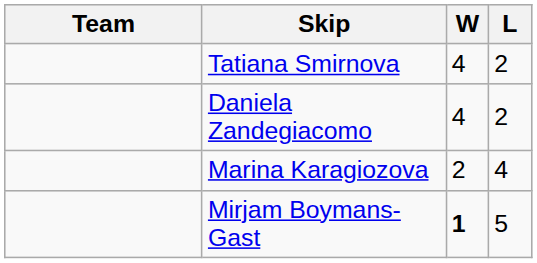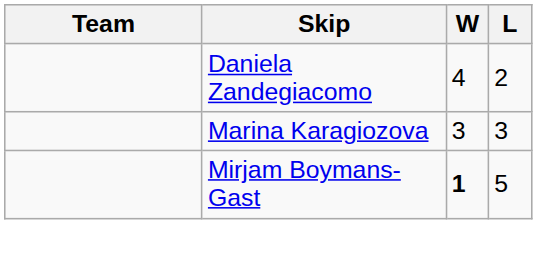- row: (304, 63)
(459, 170) 2 -> (459, 130) 3
(501, 170) 4 -> (501, 130) 3
